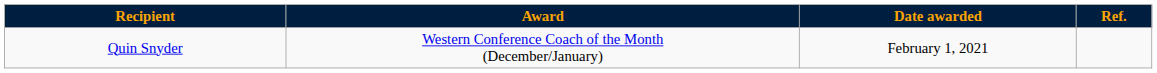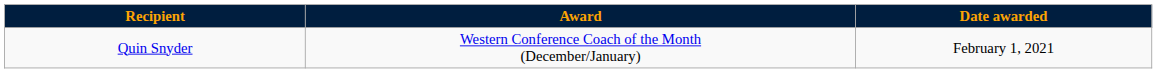- column: (1114, 16)
